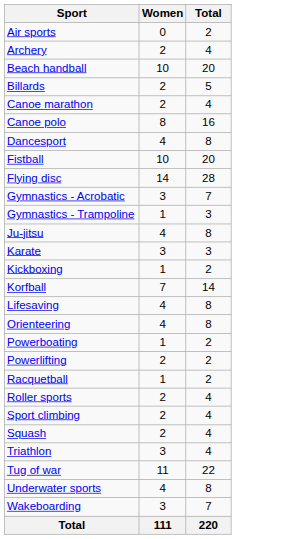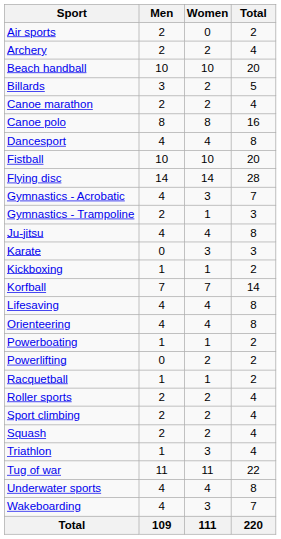+ column: (162, 13)
